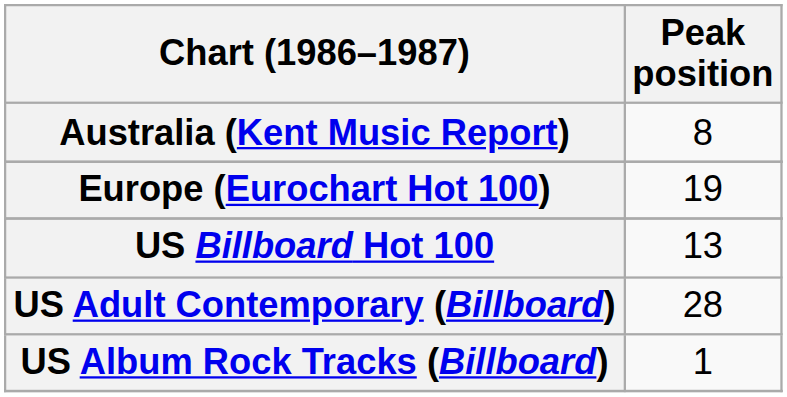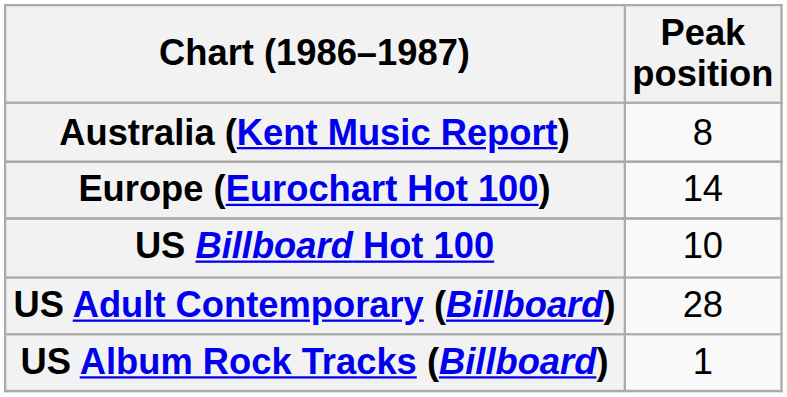(703, 189) 19 -> (703, 189) 14
(703, 246) 13 -> (703, 246) 10
